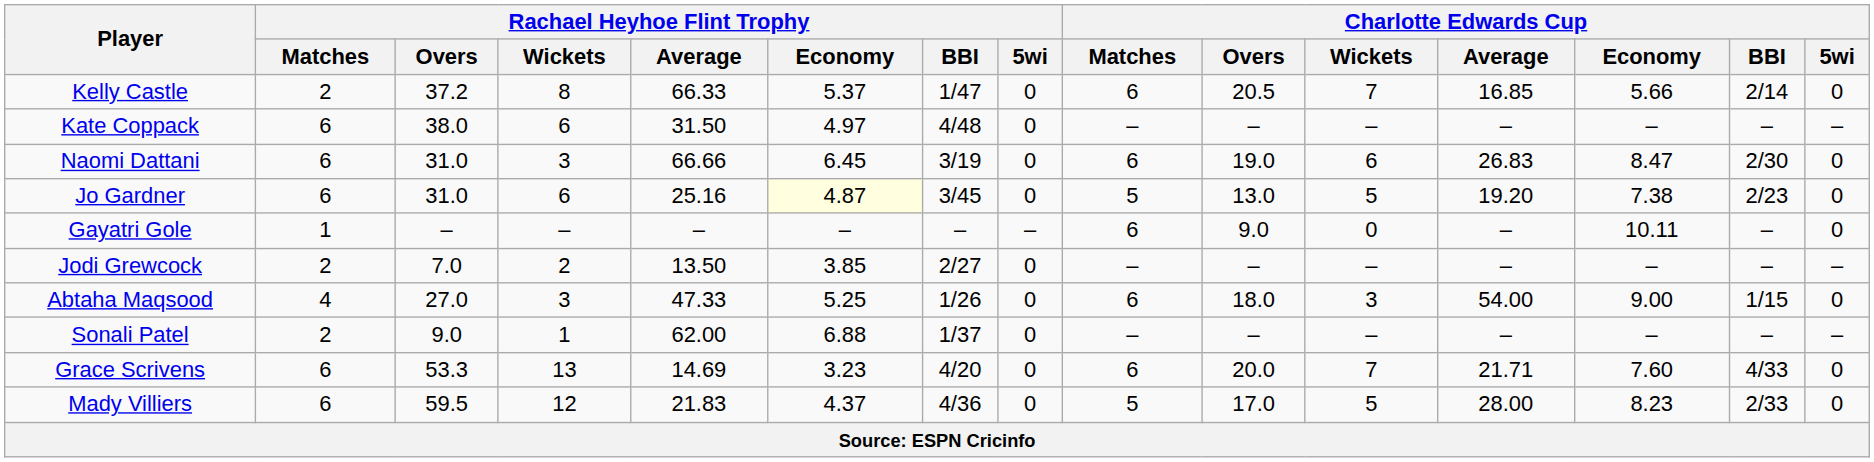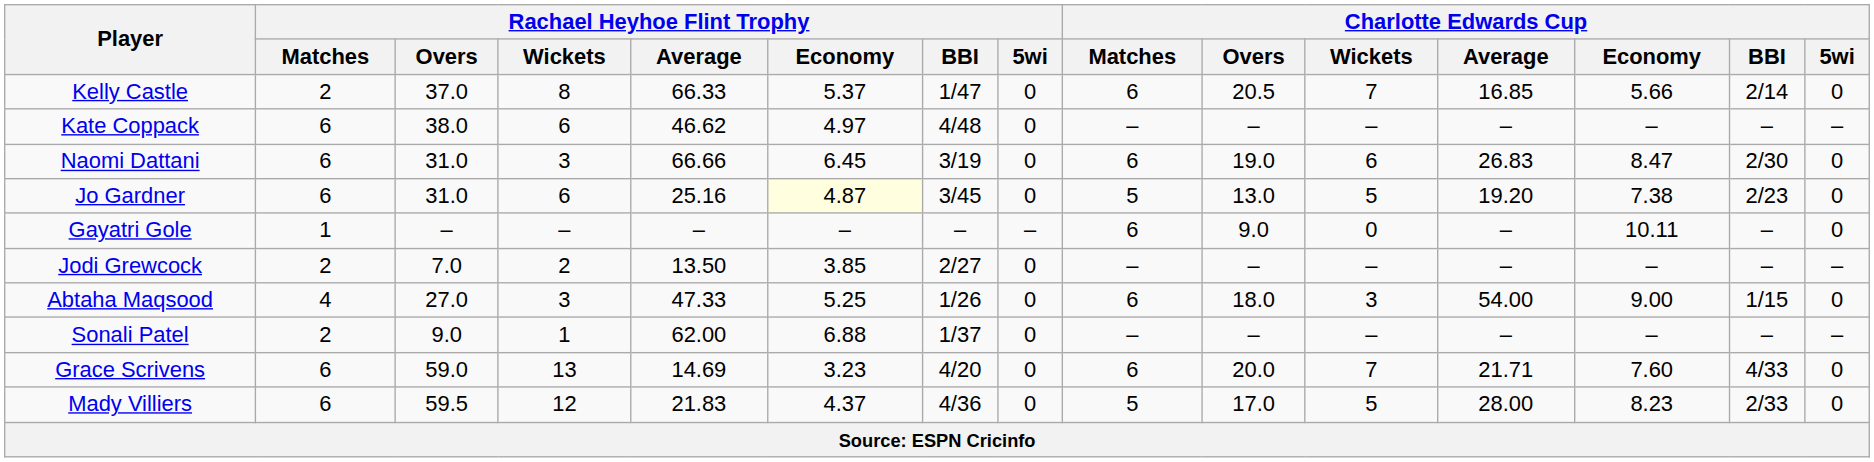(447, 91) 37.2 -> (447, 91) 37.0
(699, 126) 31.50 -> (699, 126) 46.62
(447, 369) 53.3 -> (447, 369) 59.0
